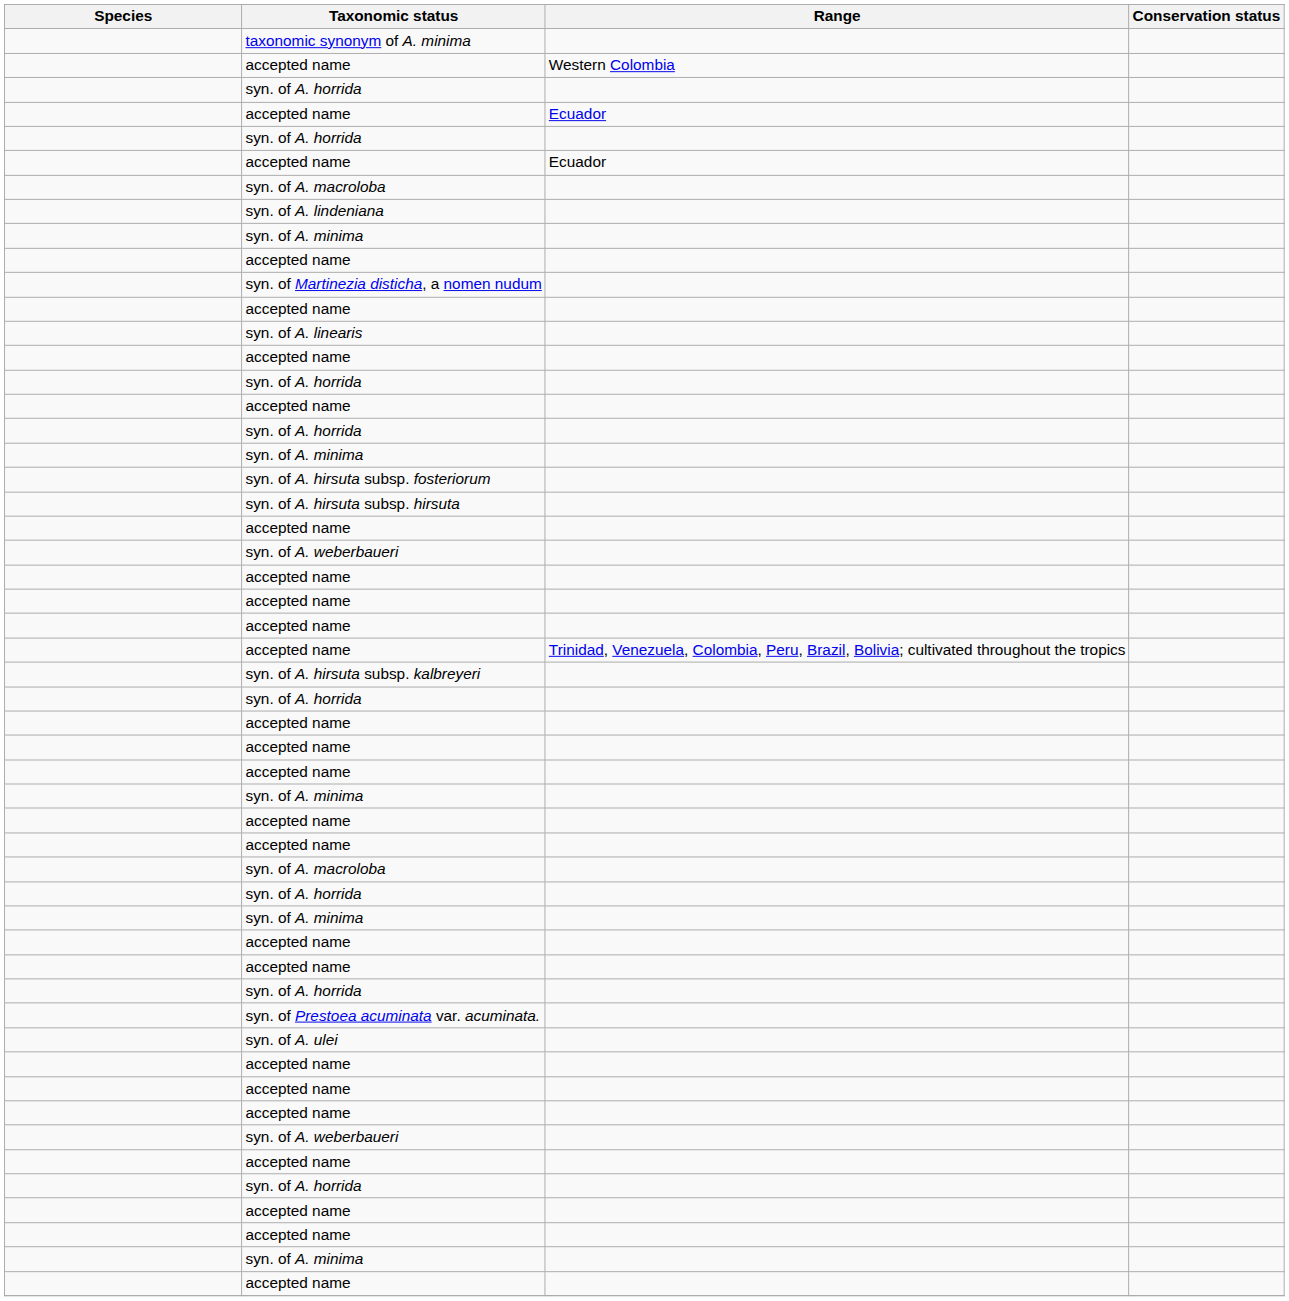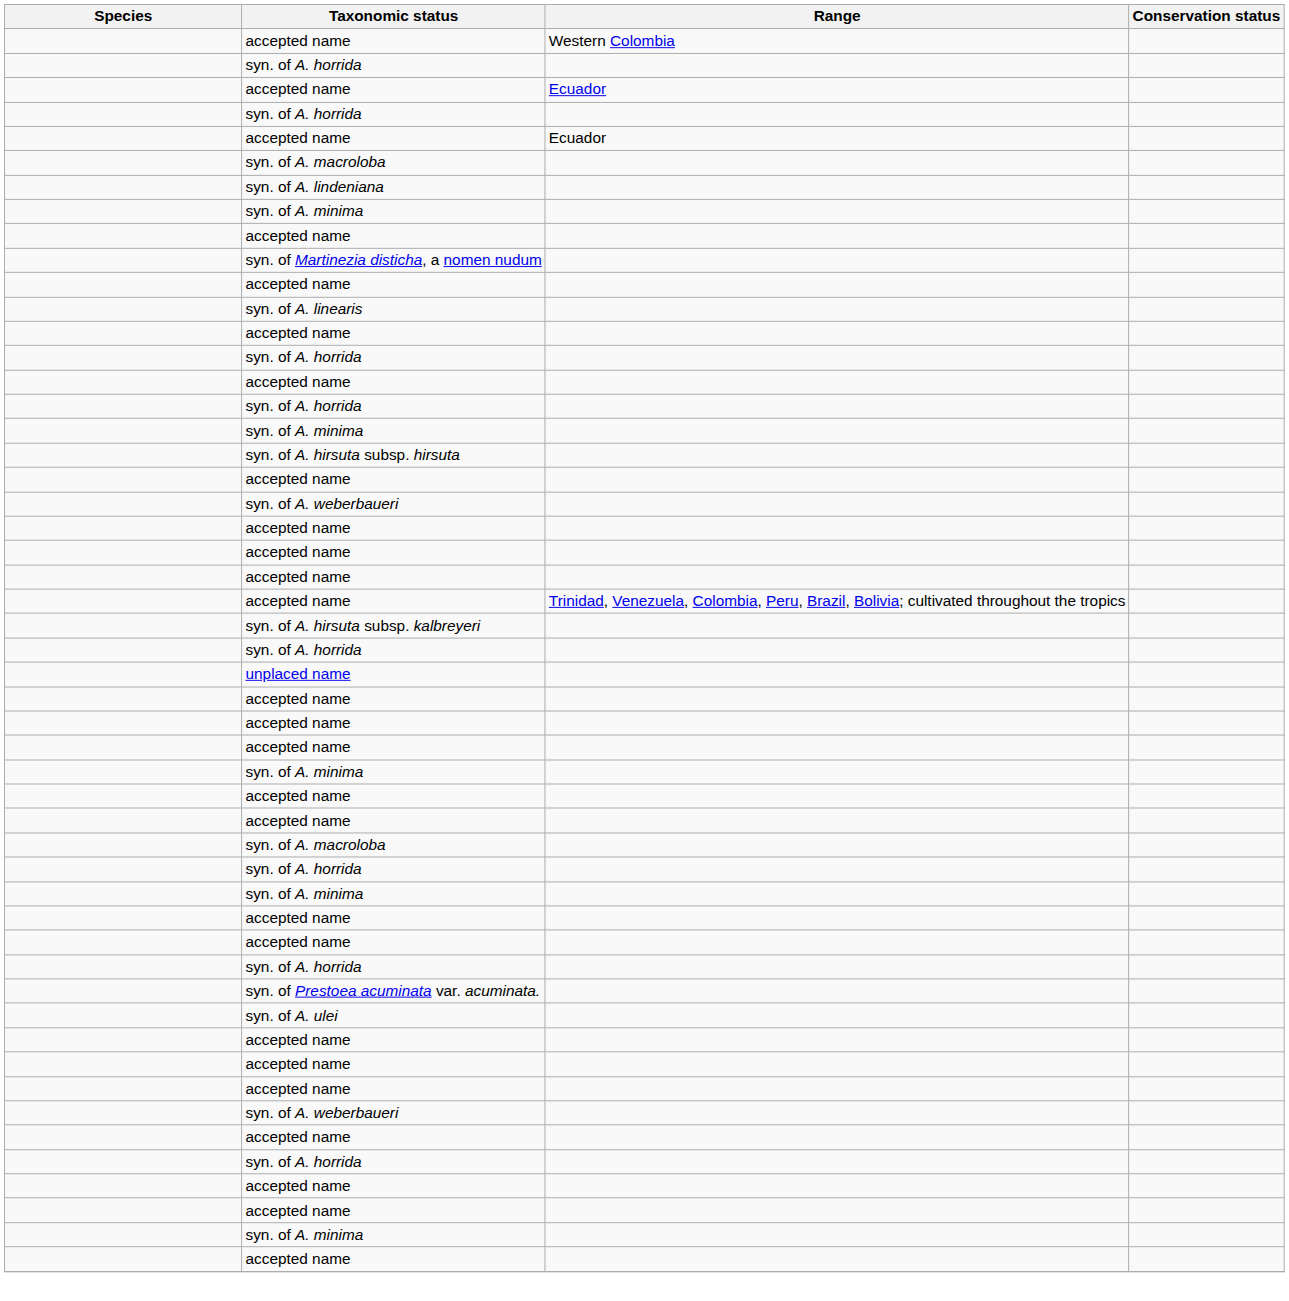- row: (358, 41)
- row: (368, 479)
+ row: (298, 674)
